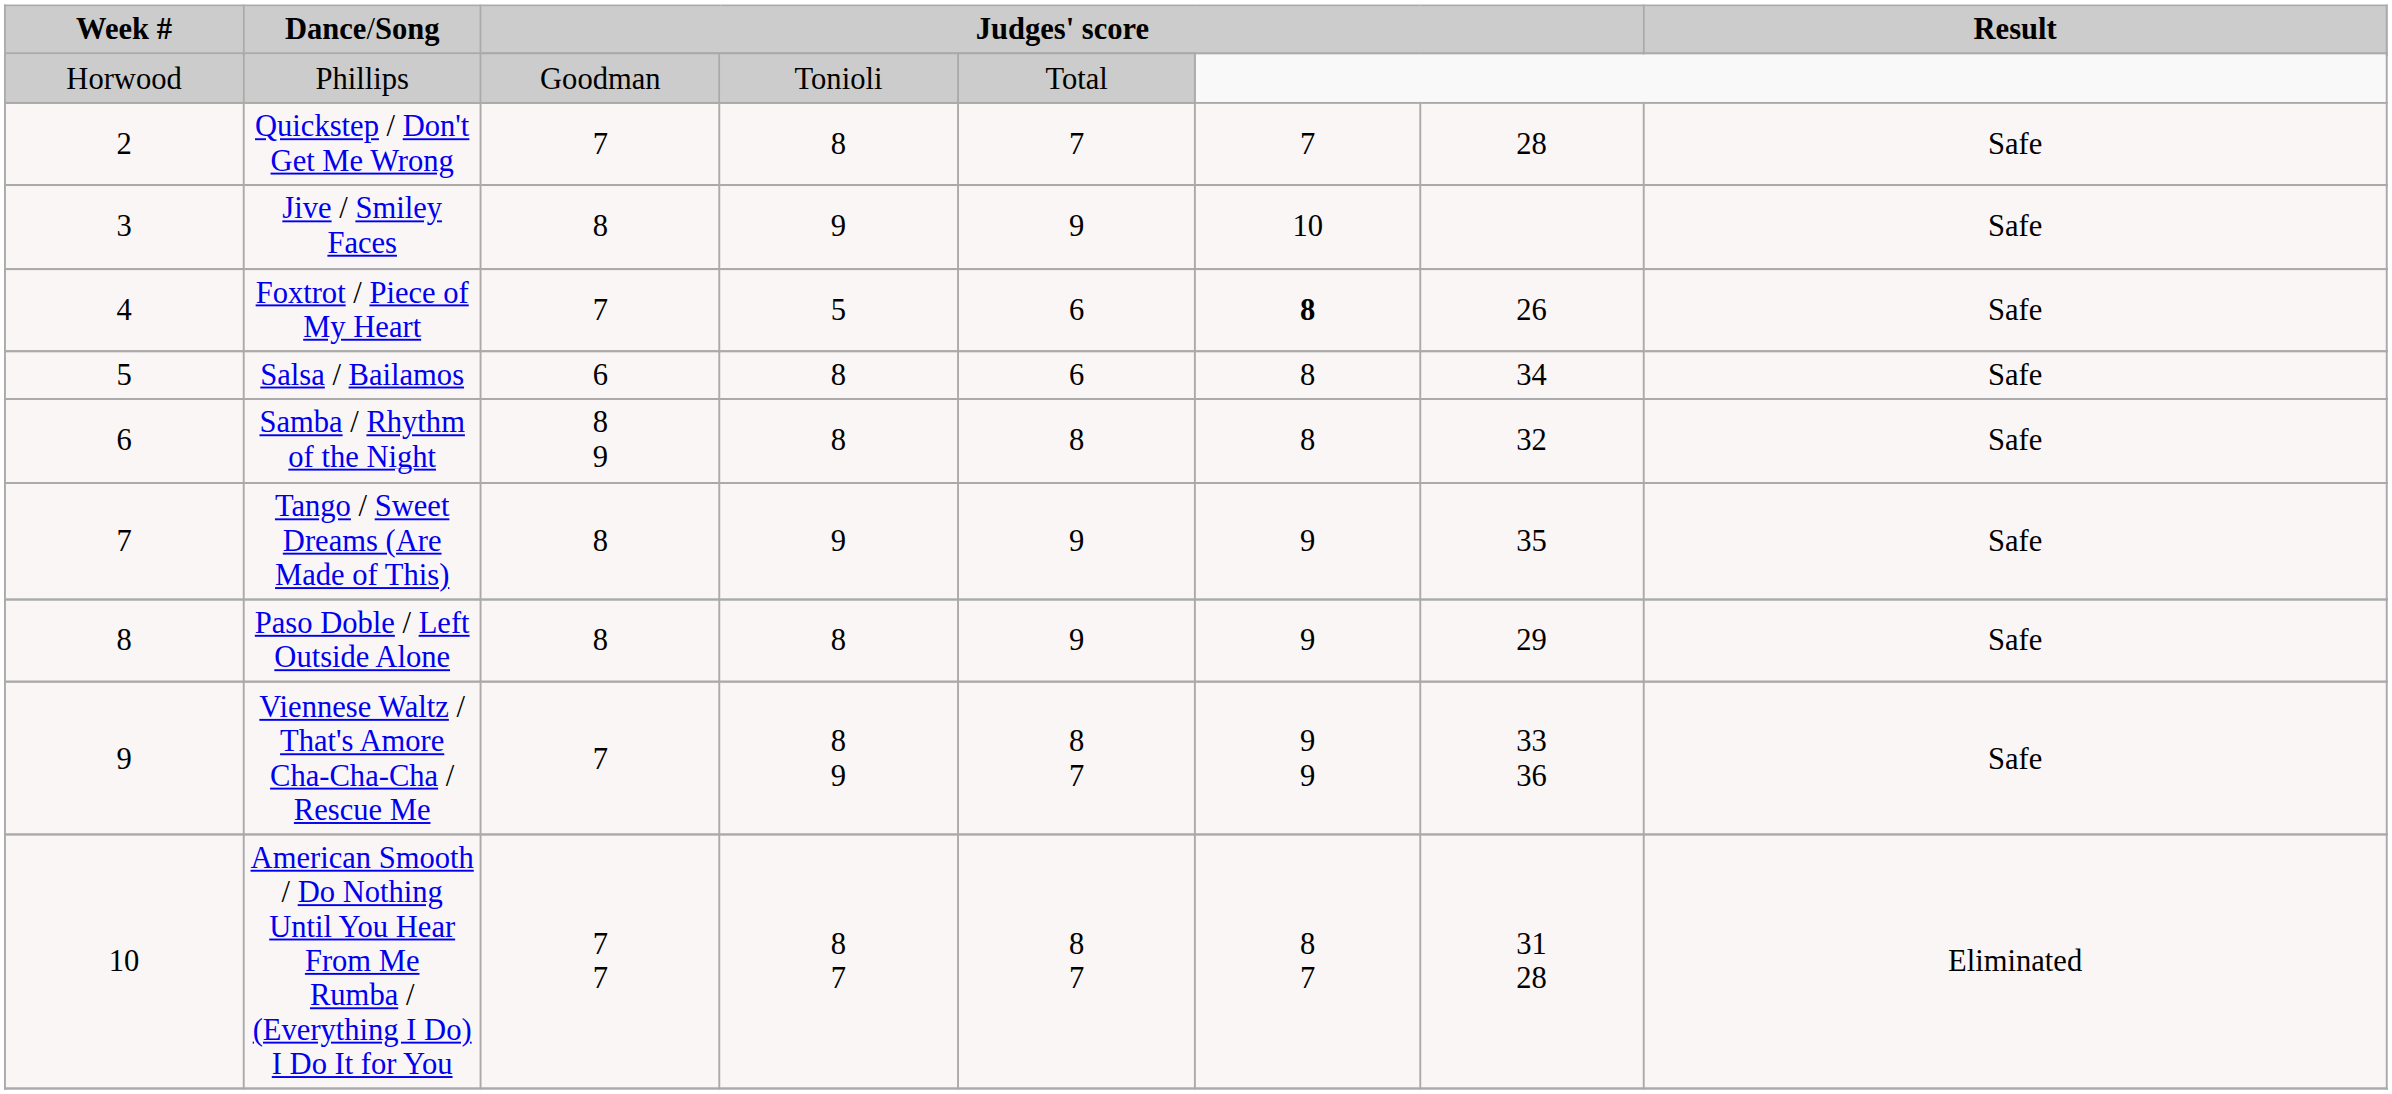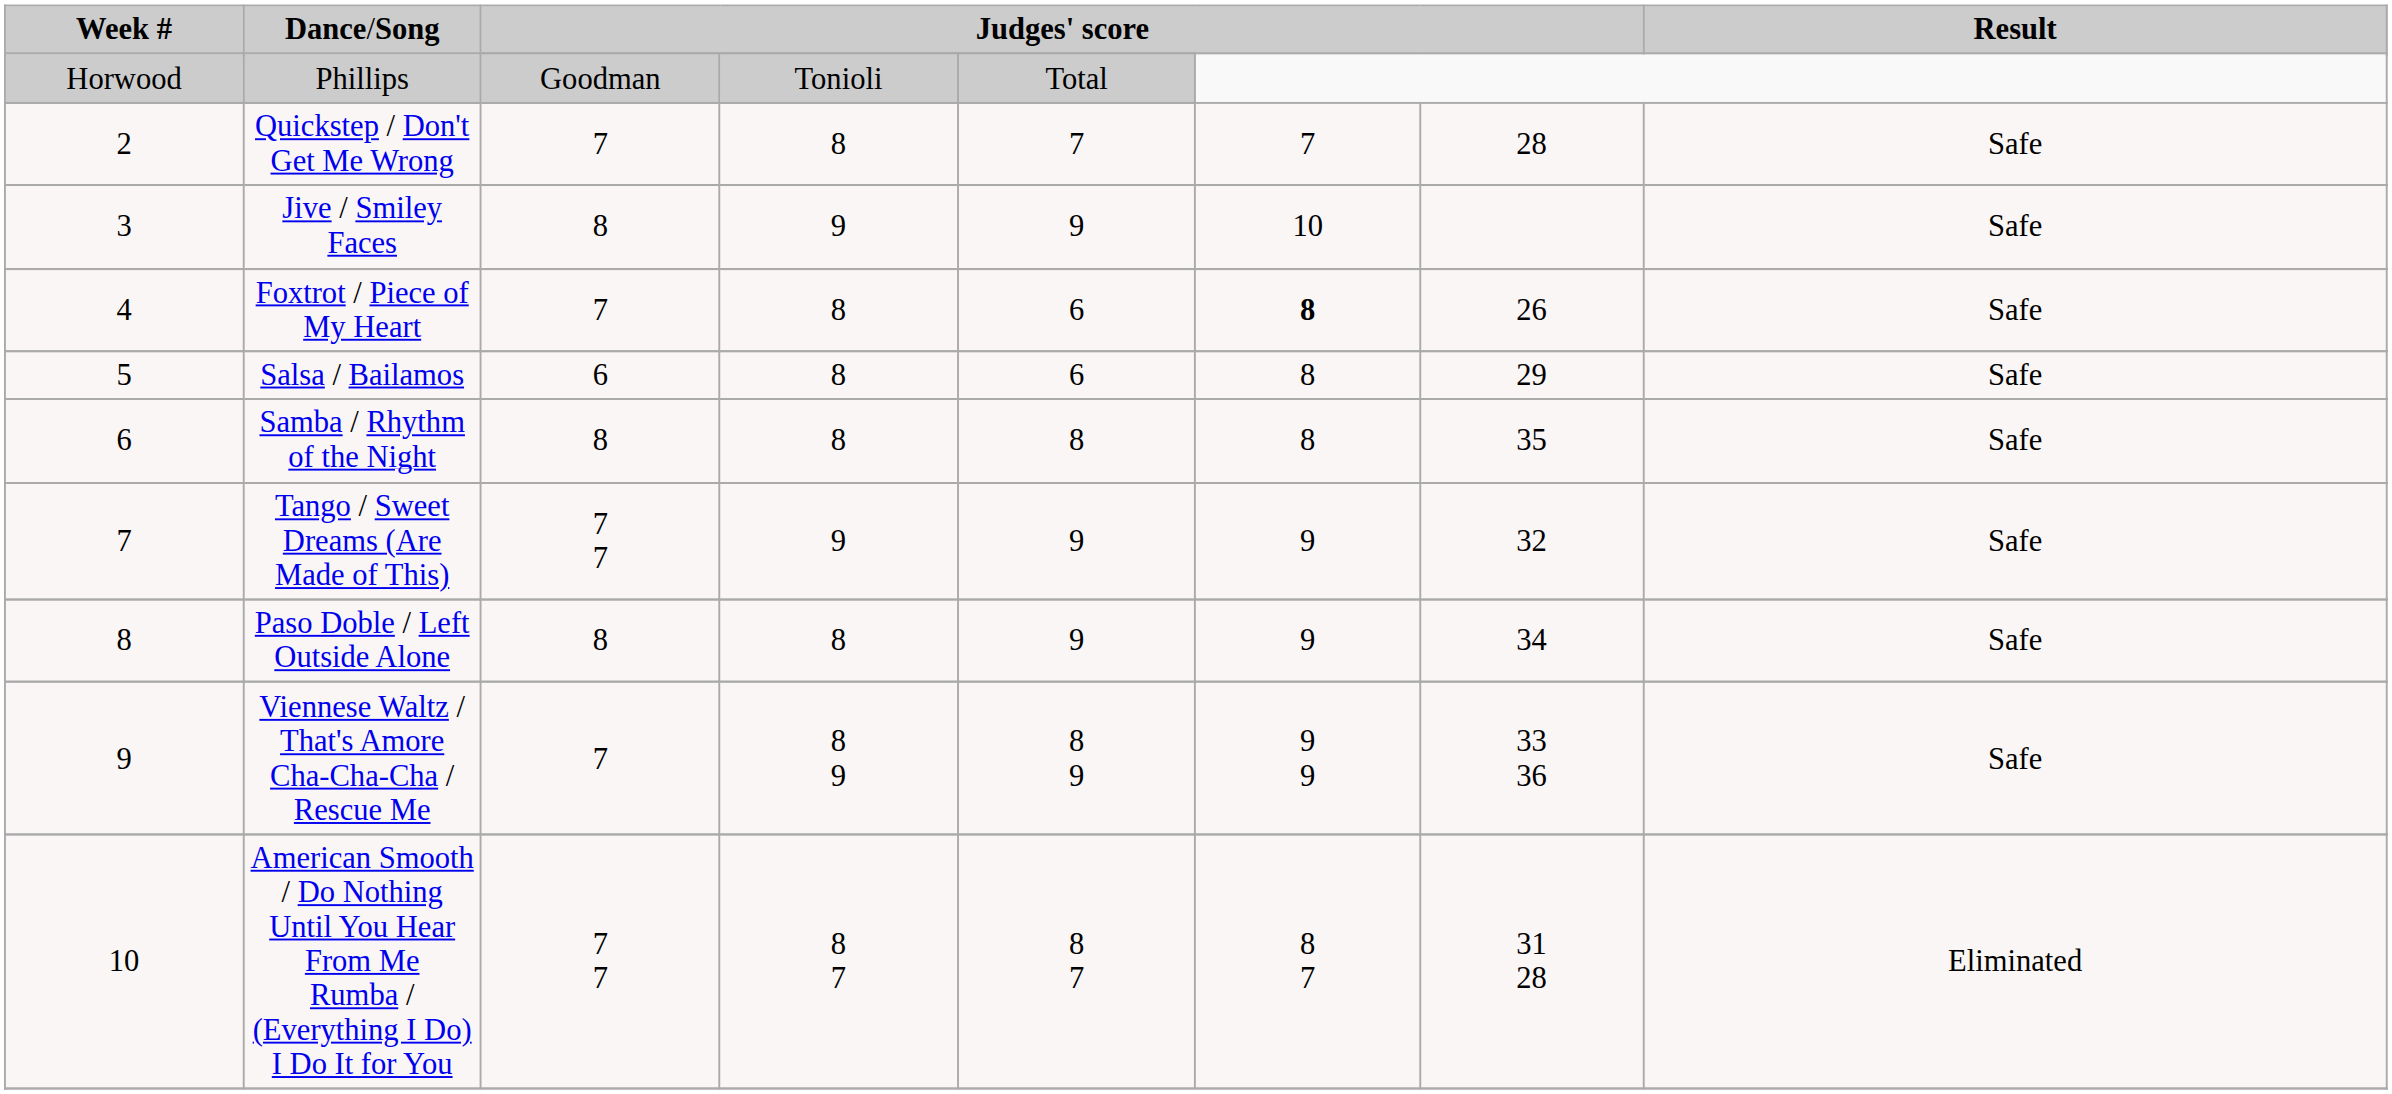(838, 309) 5 -> (838, 309) 8
(1532, 374) 34 -> (1532, 374) 29
(600, 440) 8 9 -> (600, 440) 8
(1532, 440) 32 -> (1532, 440) 35
(600, 540) 8 -> (600, 540) 7 7
(1532, 540) 35 -> (1532, 540) 32
(1532, 640) 29 -> (1532, 640) 34
(1077, 757) 8 7 -> (1077, 757) 8 9
